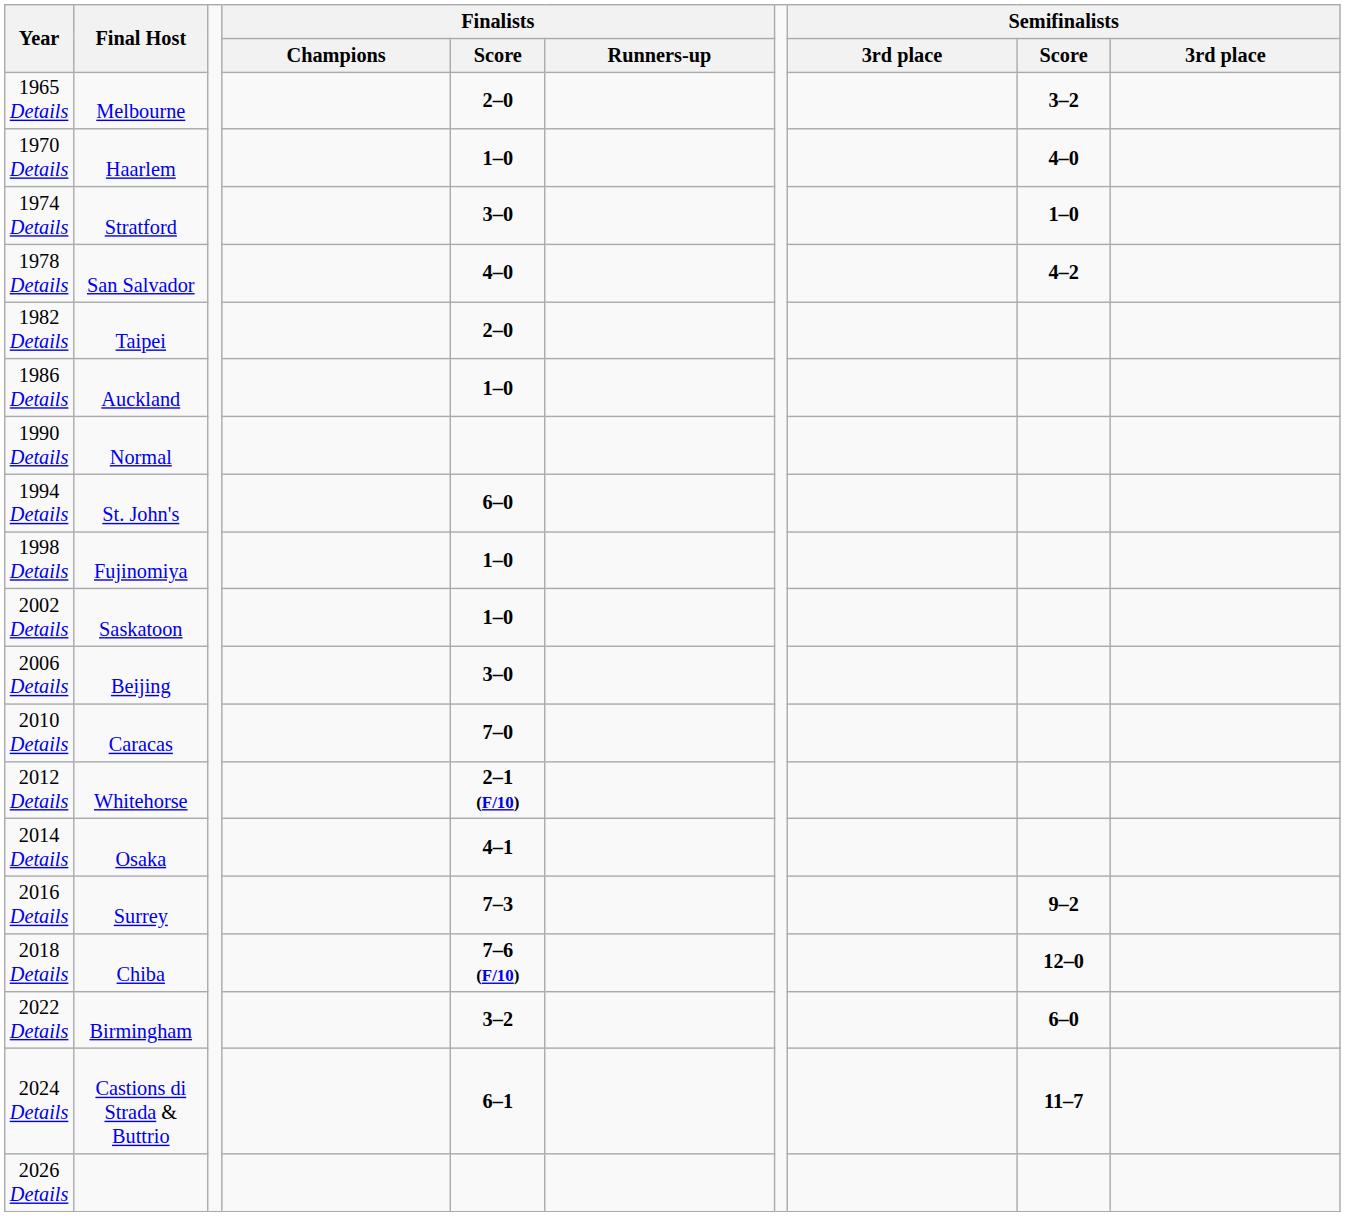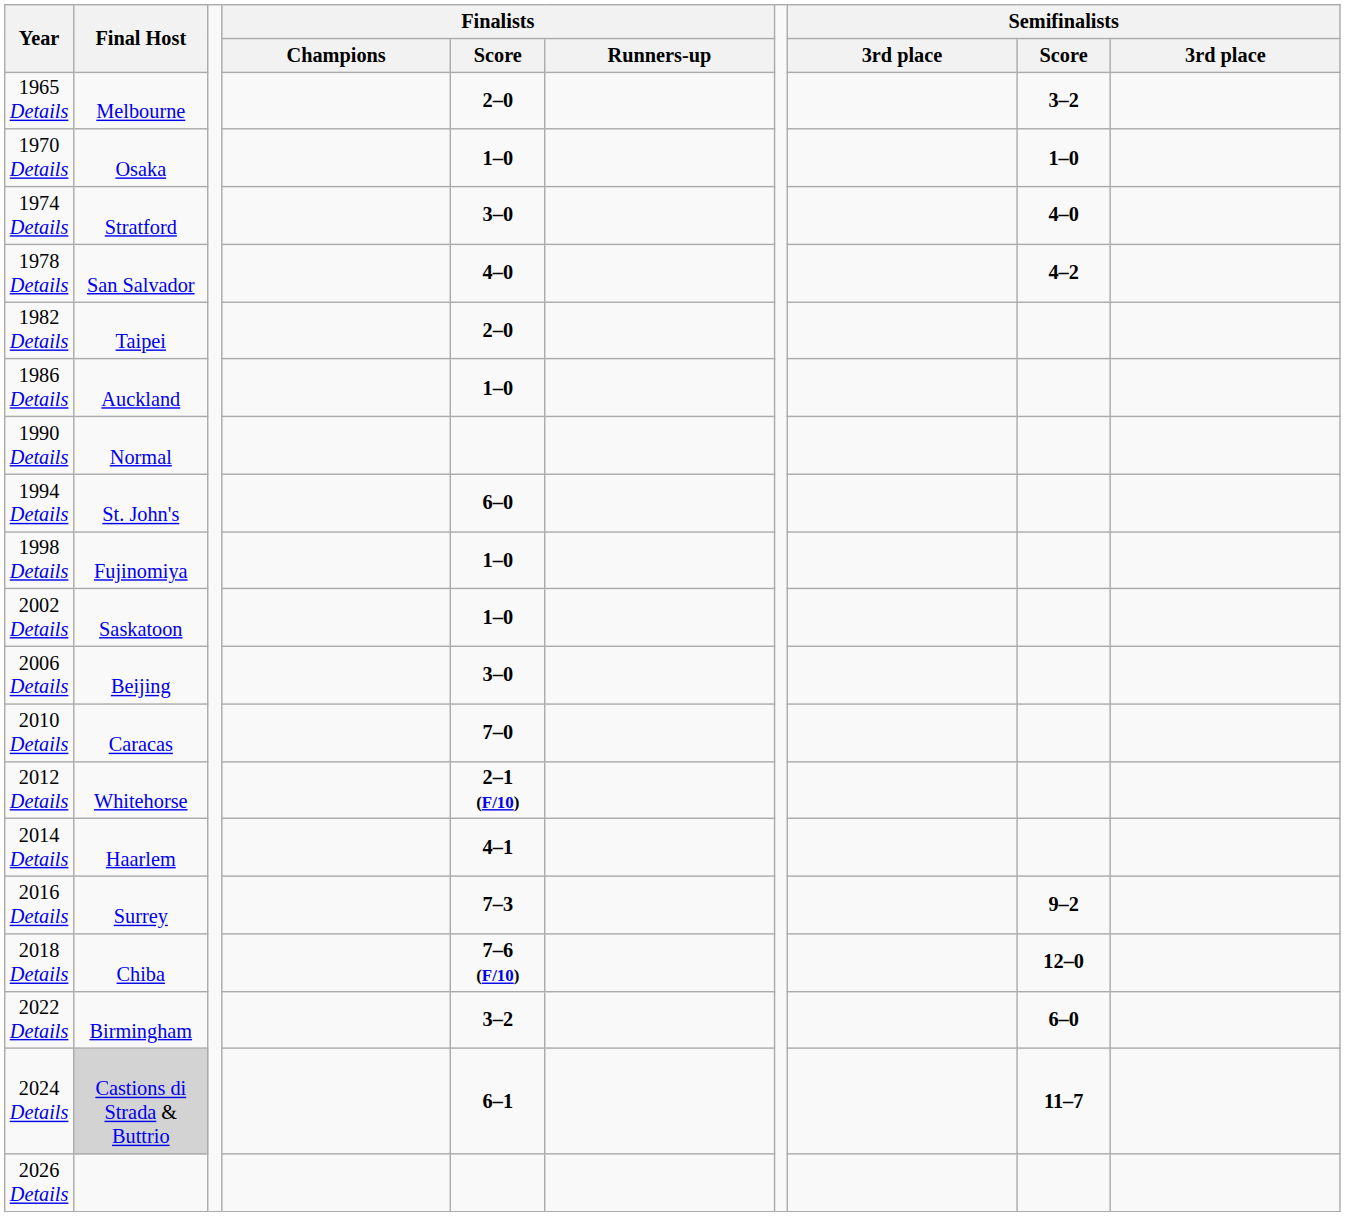(141, 170) Haarlem -> (141, 170) Osaka
(1064, 158) 4–0 -> (1064, 158) 1–0
(1064, 215) 1–0 -> (1064, 215) 4–0
(141, 859) Osaka -> (141, 859) Haarlem
(141, 1113) no background -> (141, 1113) lightgrey background
